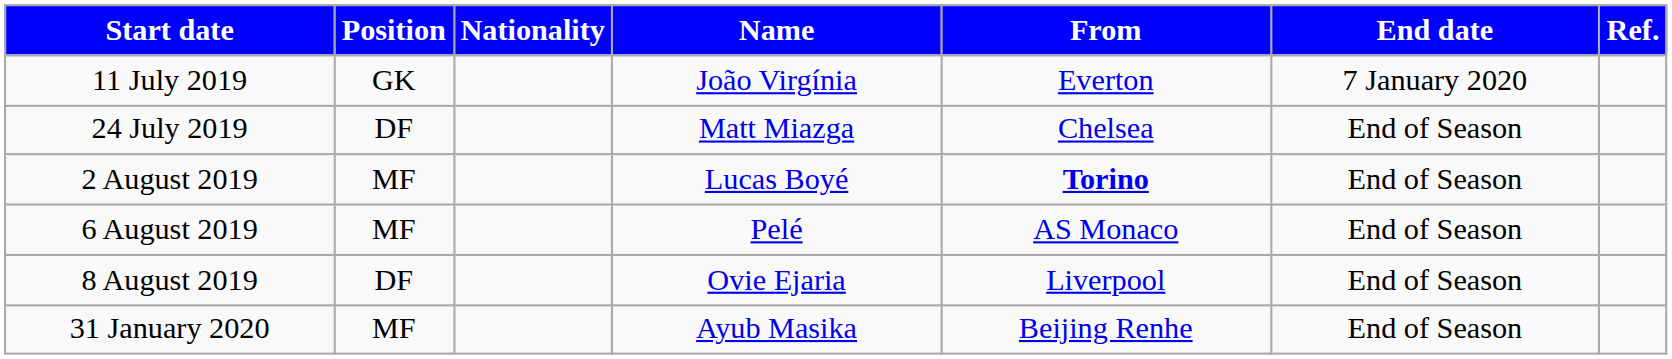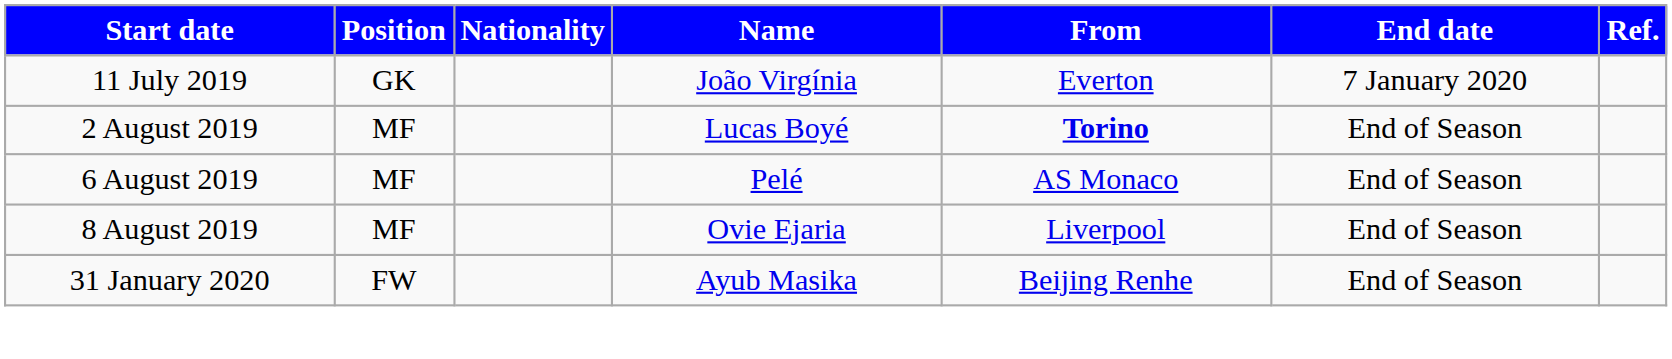- row: (170, 129)
(394, 279) DF -> (394, 229) MF
(394, 329) MF -> (394, 279) FW
